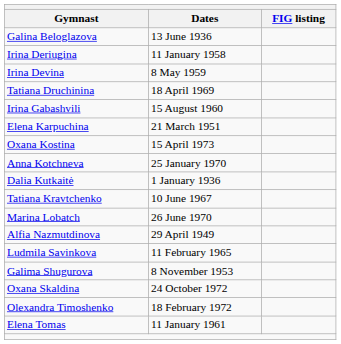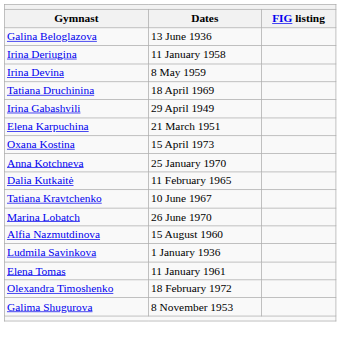(187, 108) 15 August 1960 -> (183, 108) 29 April 1949
(186, 180) 1 January 1936 -> (191, 180) 11 February 1965
(183, 234) 29 April 1949 -> (187, 234) 15 August 1960
(191, 252) 11 February 1965 -> (186, 252) 1 January 1936
rows swapped: (50, 270) <-> (36, 325)
- row: (43, 288)
